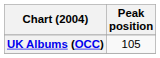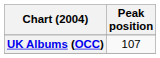(131, 44) 105 -> (131, 44) 107
